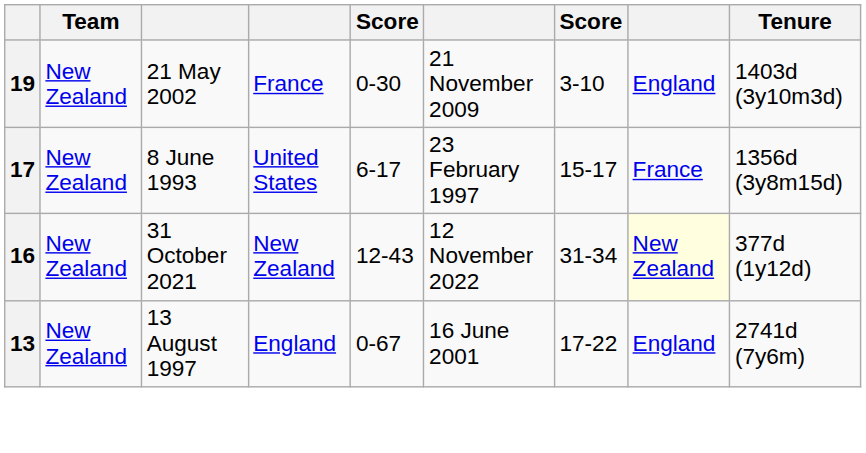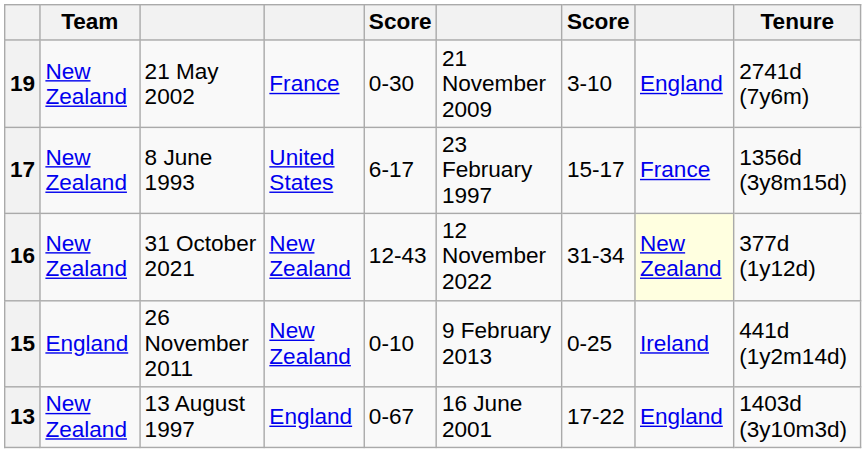(789, 83) 1403d (3y10m3d) -> (774, 83) 2741d (7y6m)
+ row: (22, 343)
(770, 343) 2741d (7y6m) -> (793, 417) 1403d (3y10m3d)
